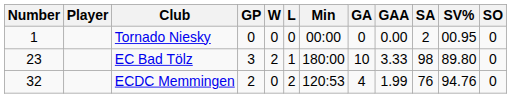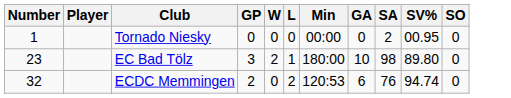- column: (394, 15)
(362, 81) 4 -> (362, 81) 6
(459, 81) 94.76 -> (422, 81) 94.74
